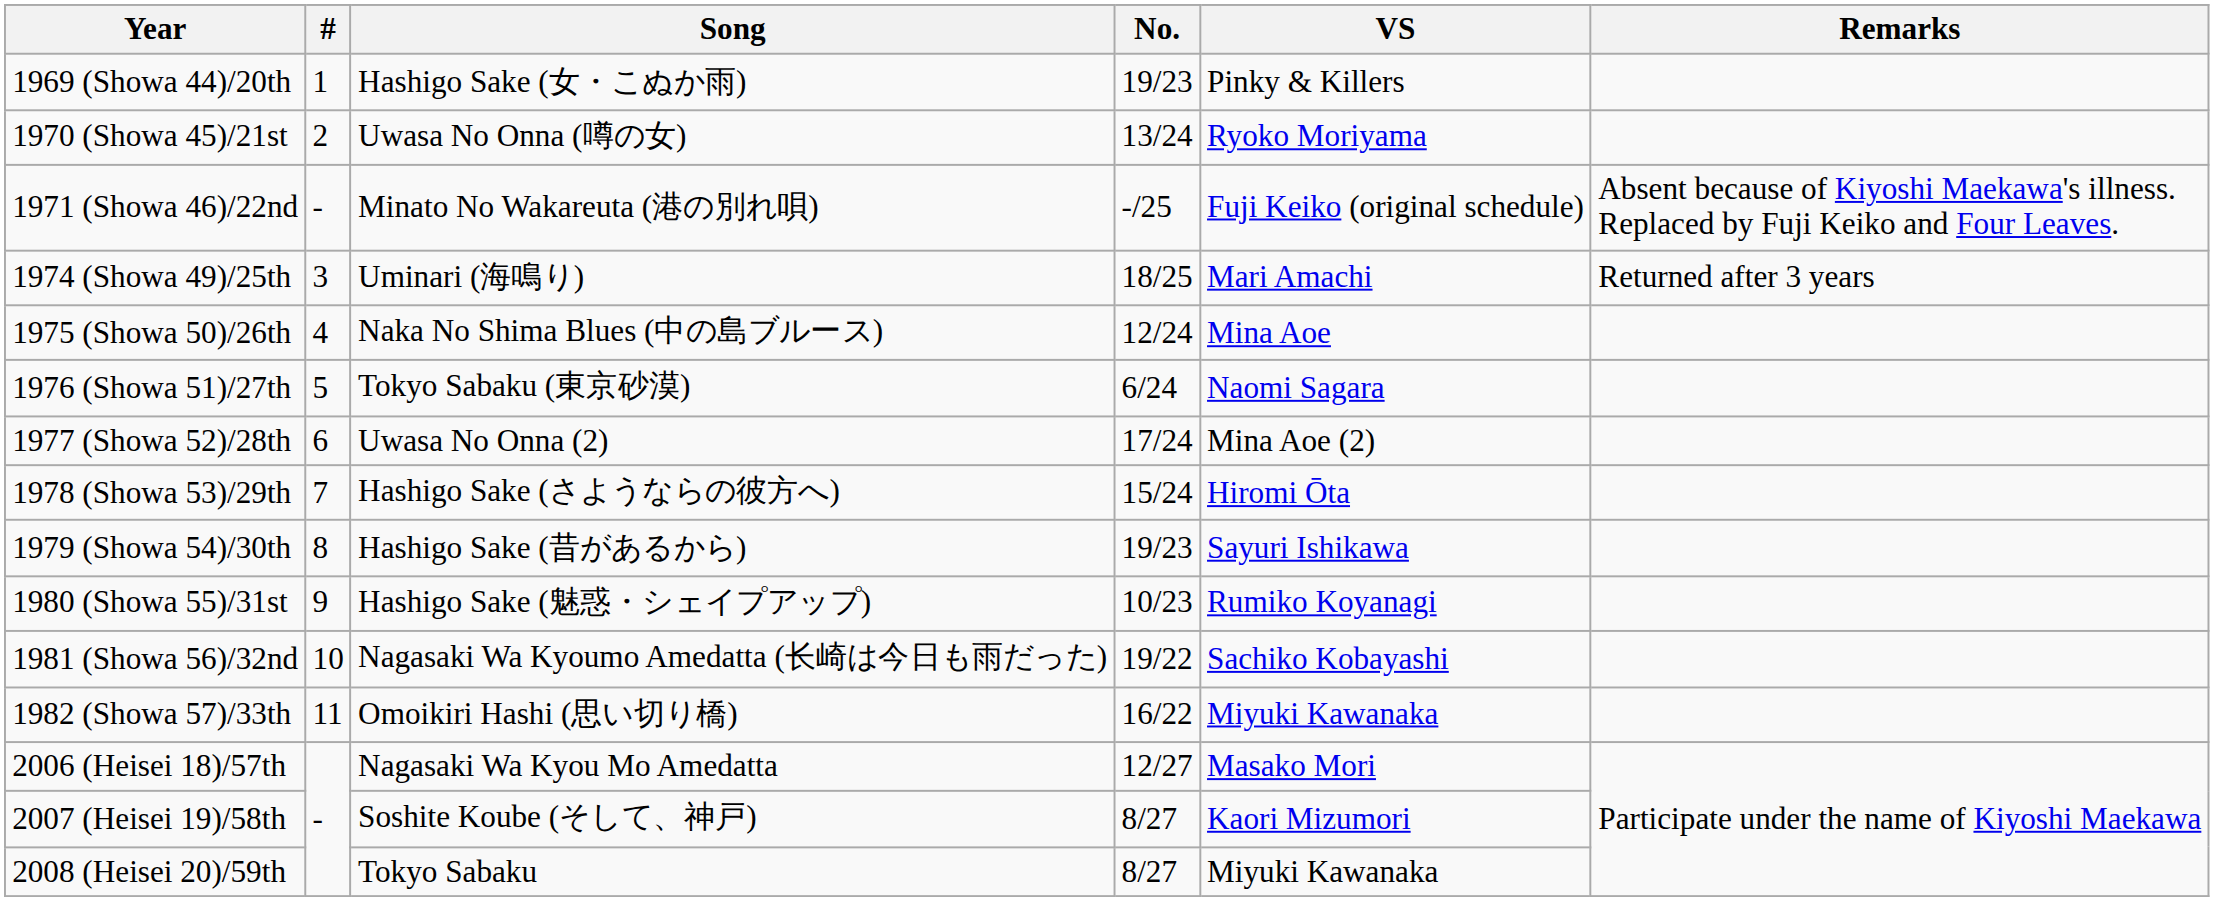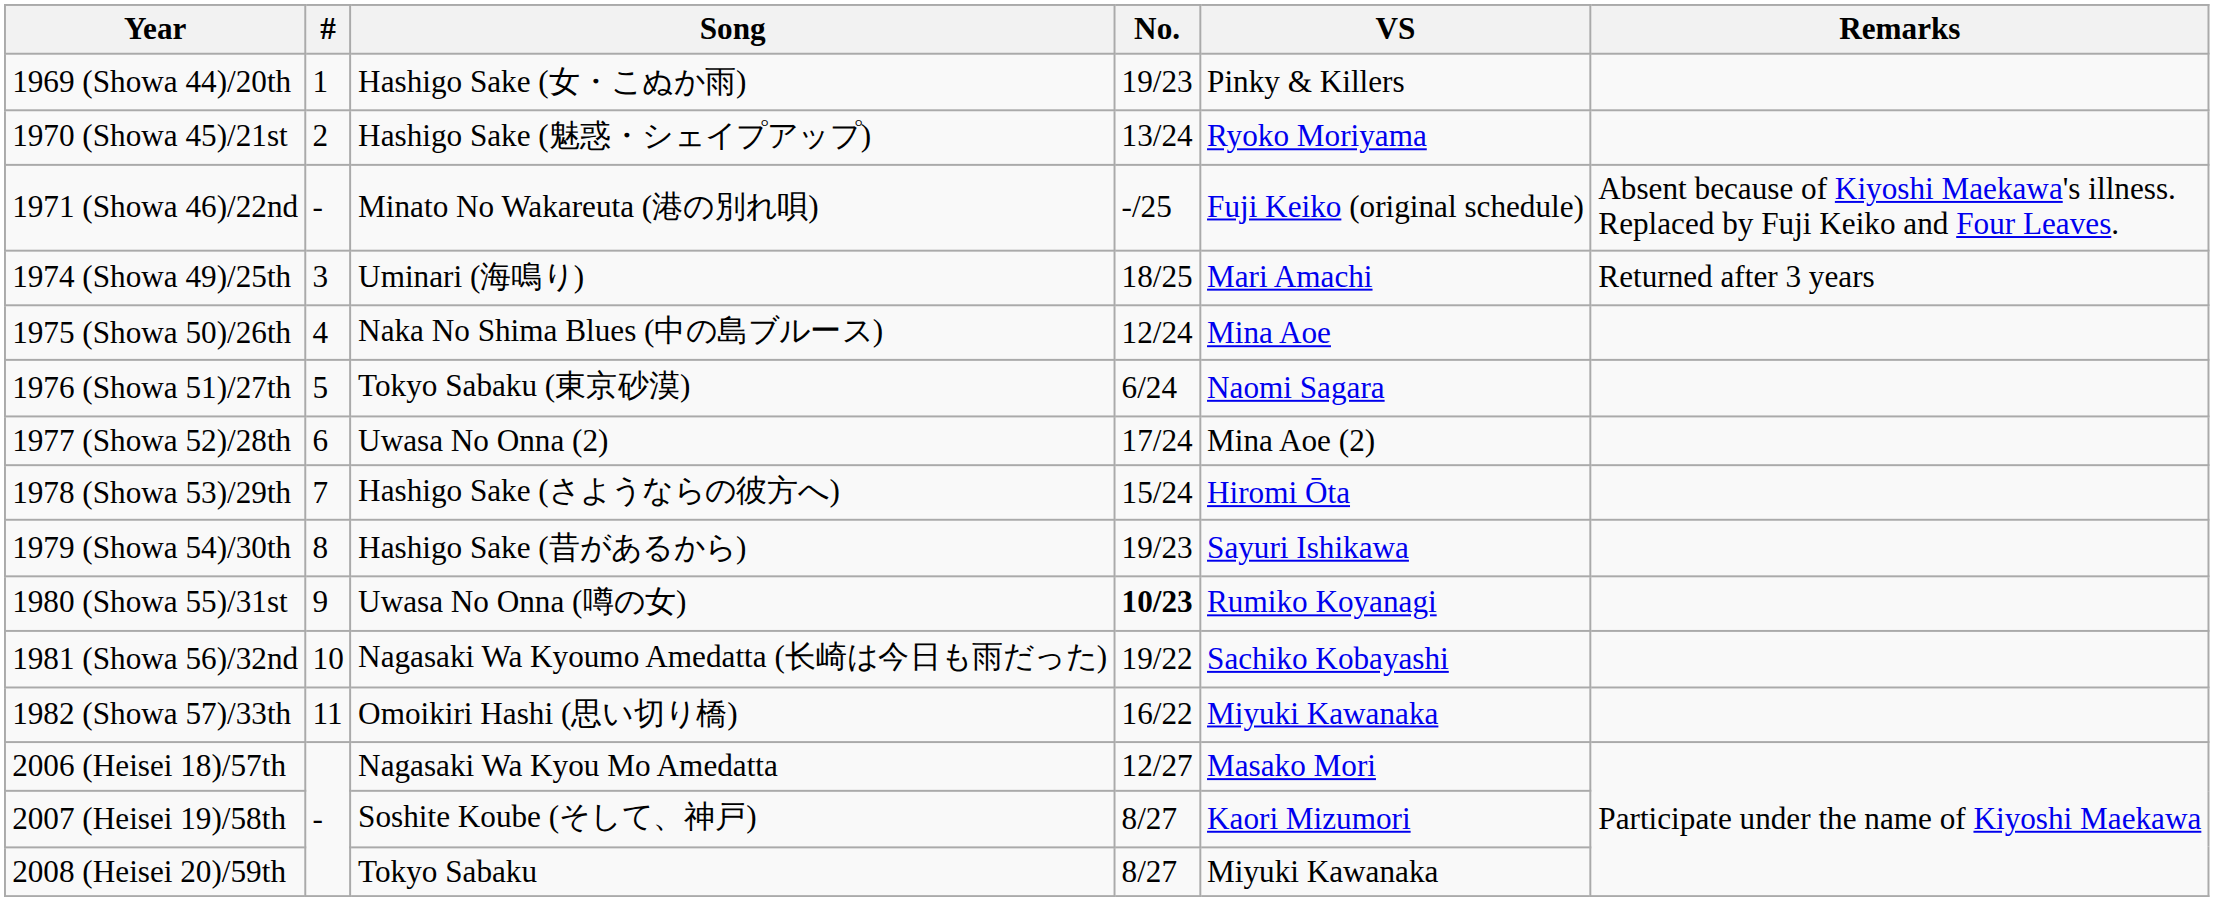(522, 136) Uwasa No Onna (噂の女) -> (615, 136) Hashigo Sake (魅惑・シェイプアップ)
(615, 602) Hashigo Sake (魅惑・シェイプアップ) -> (522, 602) Uwasa No Onna (噂の女)
(1157, 603) normal -> (1157, 603) bold
